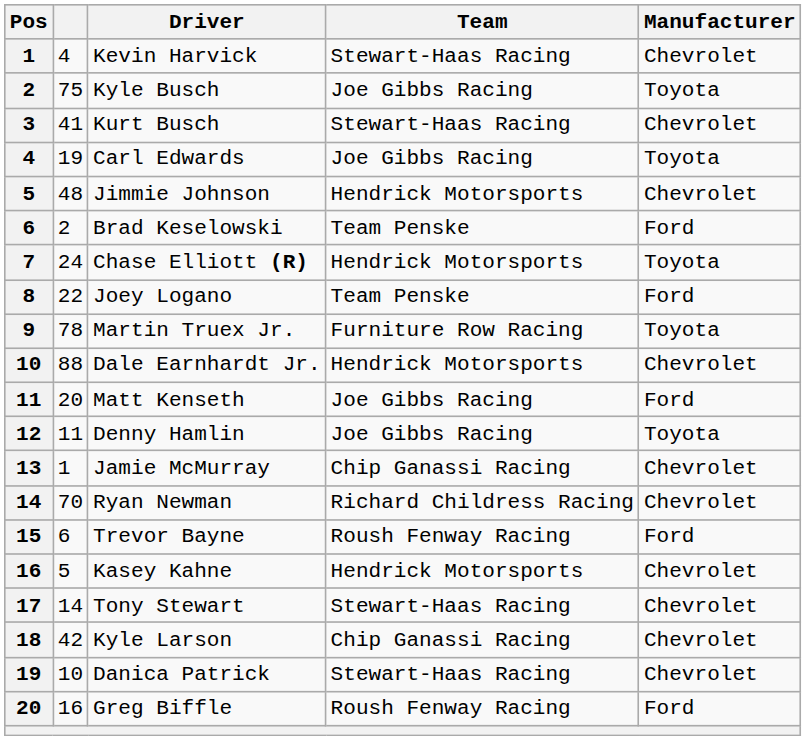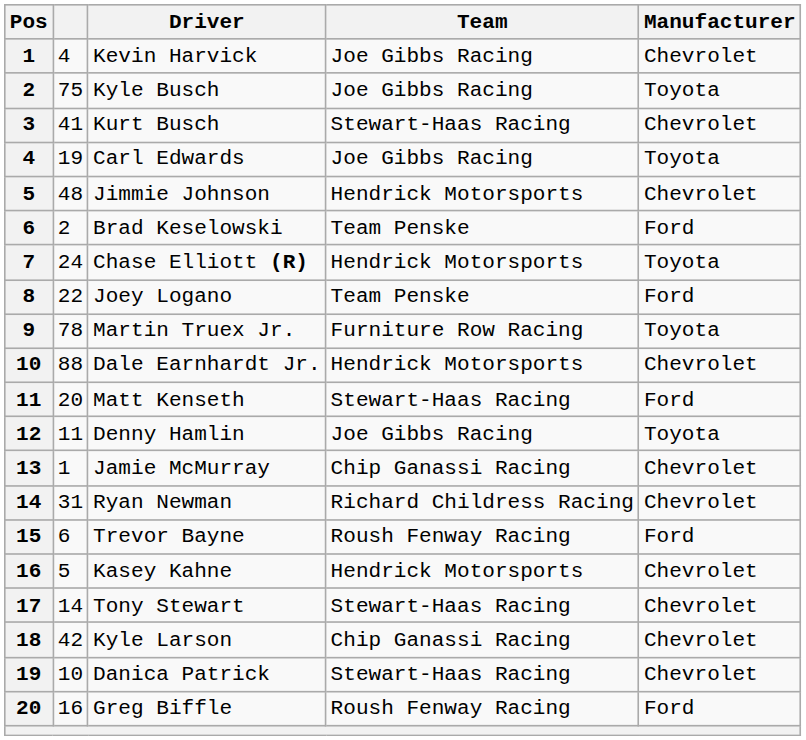(451, 56) Stewart-Haas Racing -> (432, 56) Joe Gibbs Racing
(432, 400) Joe Gibbs Racing -> (451, 400) Stewart-Haas Racing
(70, 503) 70 -> (70, 503) 31
